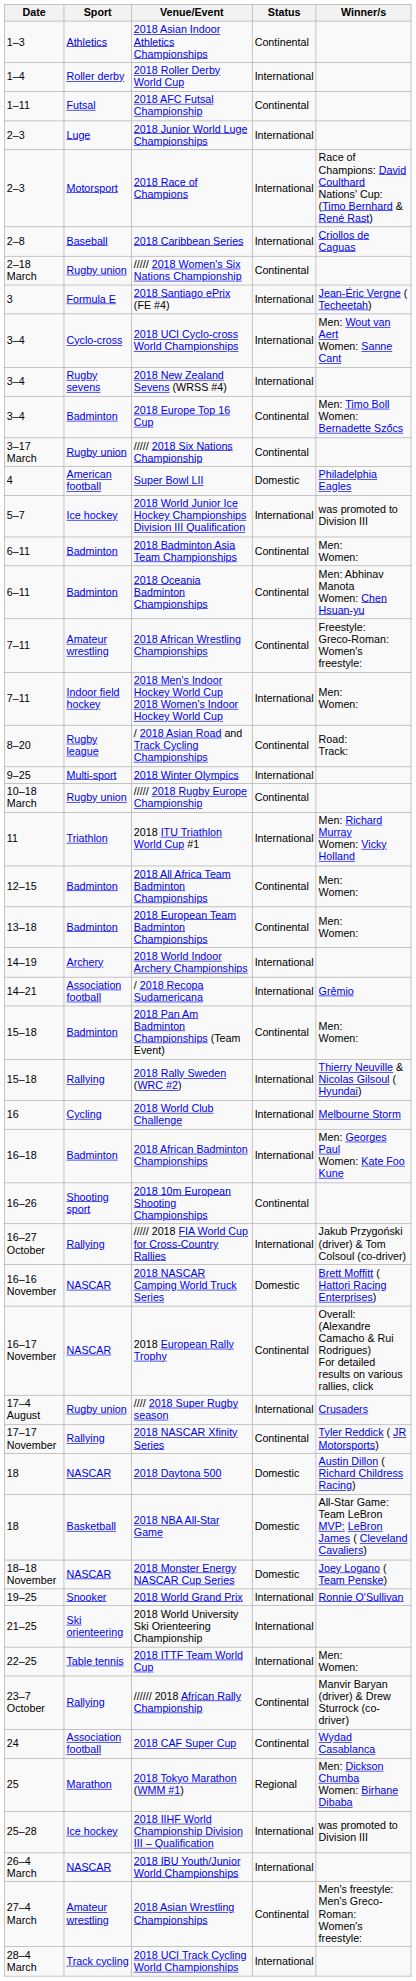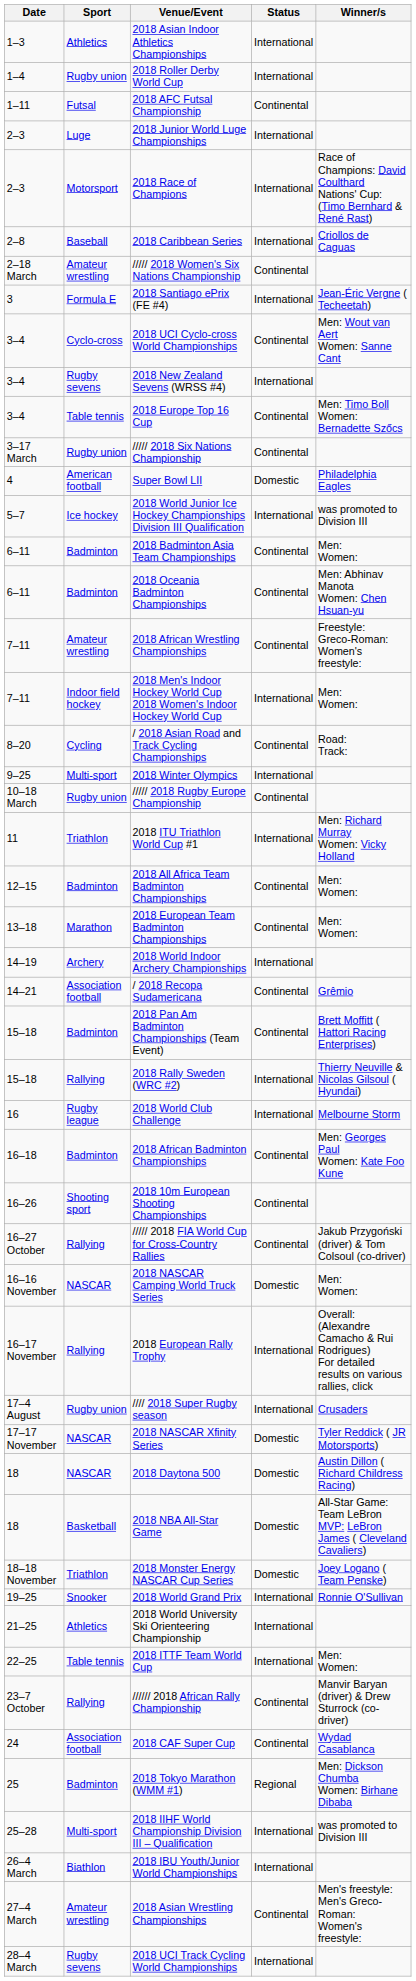(282, 42) Continental -> (284, 42) International
(95, 77) Roller derby -> (97, 77) Rugby union
(97, 270) Rugby union -> (88, 270) Amateur wrestling
(284, 340) International -> (281, 340) Continental
(92, 417) Badminton -> (95, 417) Table tennis
(83, 746) Rugby league -> (84, 746) Cycling
(92, 927) Badminton -> (89, 927) Marathon
(284, 991) International -> (281, 991) Continental
(338, 1032) Men: Women: -> (352, 1032) Brett Moffitt ( Hattori Racing Enterprises)
(84, 1115) Cycling -> (83, 1115) Rugby league
(284, 1156) International -> (281, 1156) Continental
(284, 1244) International -> (281, 1244) Continental
(353, 1285) Brett Moffitt ( Hattori Racing Enterprises) -> (338, 1285) Men: Women:
(89, 1350) NASCAR -> (86, 1350) Rallying
(282, 1350) Continental -> (284, 1350) International
(86, 1439) Rallying -> (89, 1439) NASCAR
(282, 1439) Continental -> (276, 1439) Domestic
(89, 1574) NASCAR -> (87, 1574) Triathlon
(95, 1626) Ski orienteering -> (87, 1626) Athletics
(89, 1785) Marathon -> (92, 1785) Badminton
(92, 1832) Ice hockey -> (92, 1832) Multi-sport
(89, 1867) NASCAR -> (86, 1867) Biathlon
(98, 1961) Track cycling -> (84, 1961) Rugby sevens
